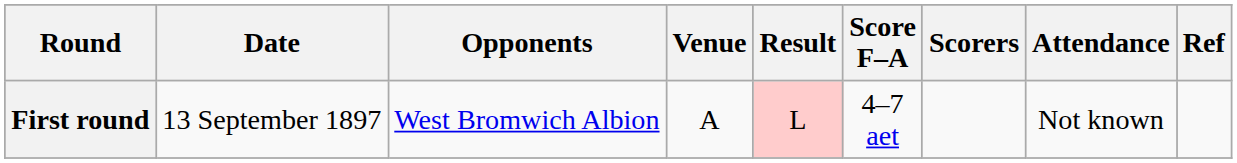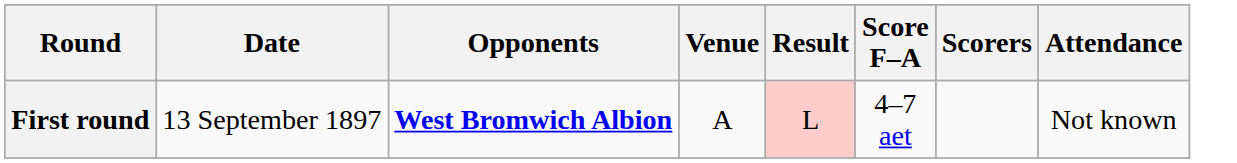- column: (1204, 42)
(527, 119) normal -> (533, 119) bold
